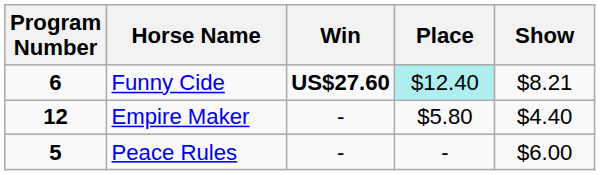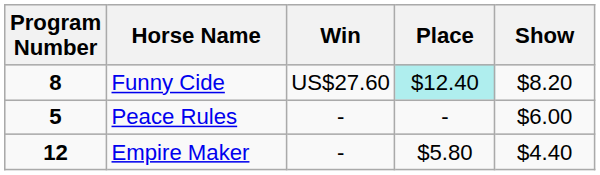(56, 82) 6 -> (56, 82) 8
(341, 82) bold -> (341, 82) normal
(545, 82) $8.21 -> (545, 82) $8.20
rows swapped: (180, 117) <-> (174, 152)
